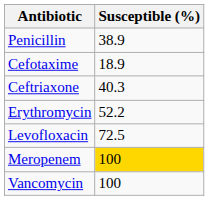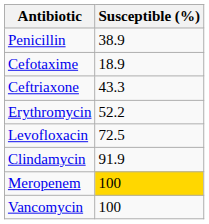(112, 87) 40.3 -> (112, 87) 43.3
+ row: (47, 159)
